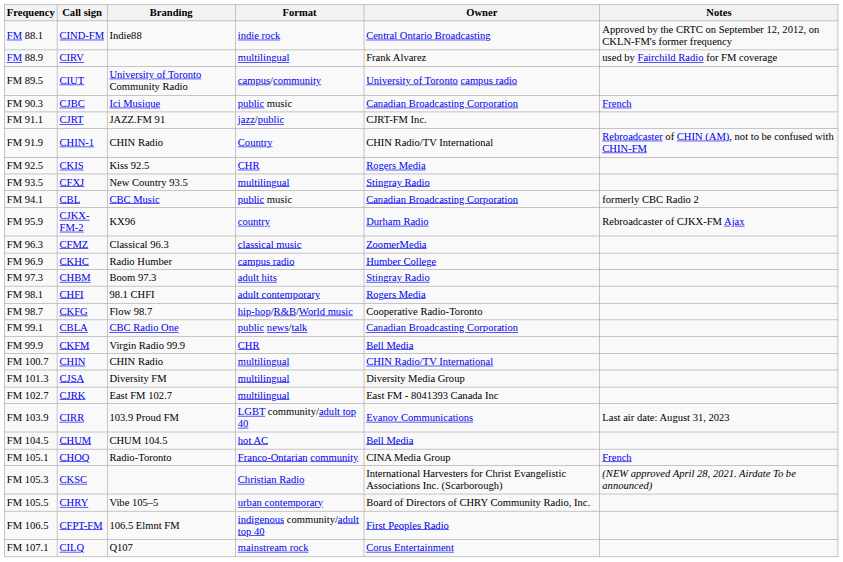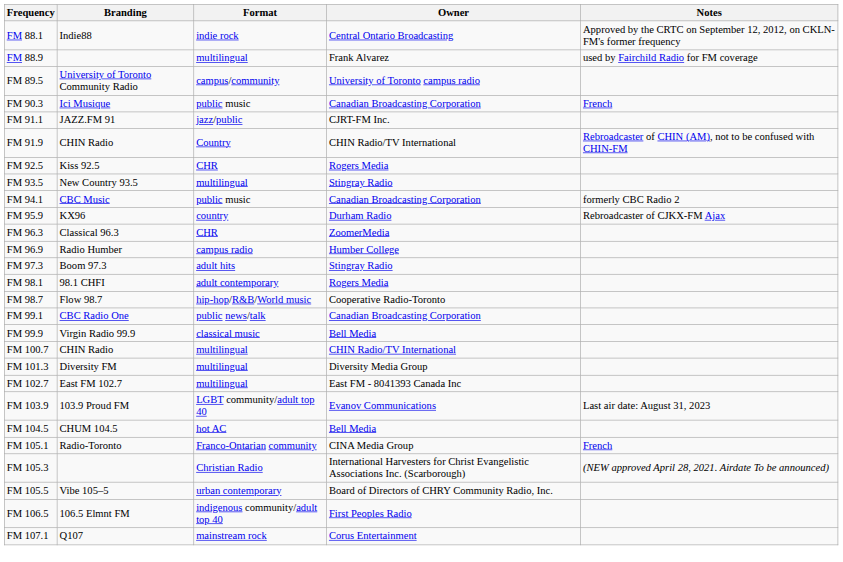- column: (82, 12)
(270, 244) classical music -> (207, 232) CHR
(249, 345) CHR -> (228, 333) classical music
